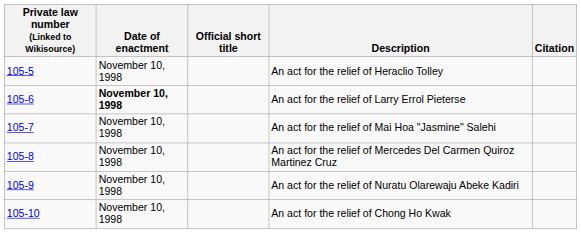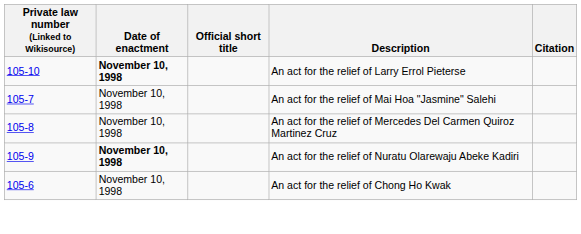- row: (357, 71)
(20, 99) 105-6 -> (23, 71) 105-10
(132, 185) normal -> (133, 157) bold
(23, 214) 105-10 -> (20, 185) 105-6
